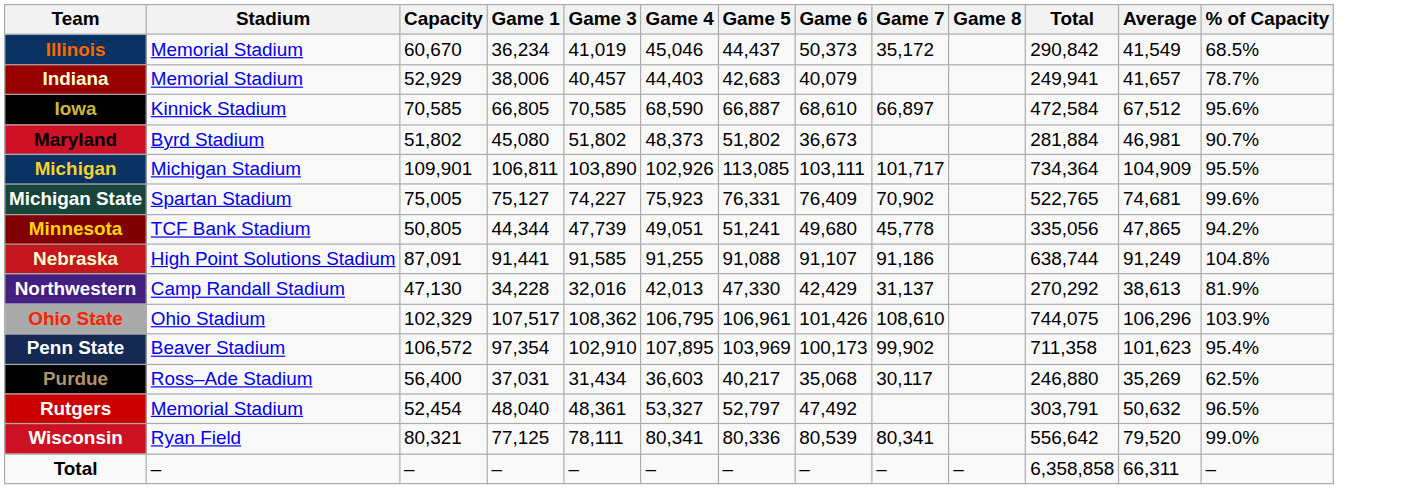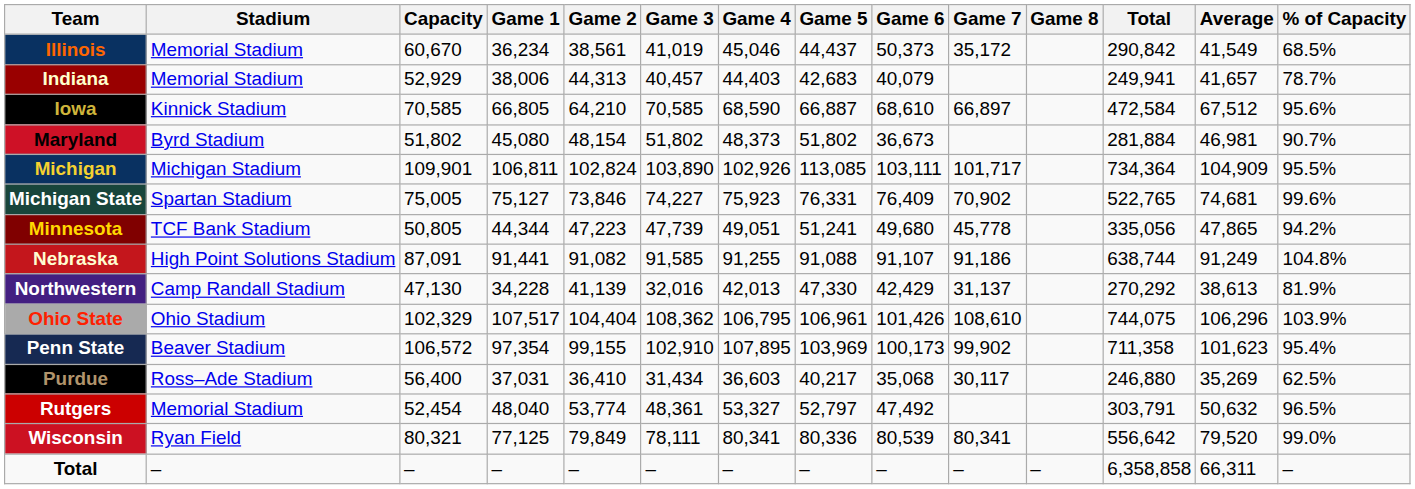+ column: (603, 19)
